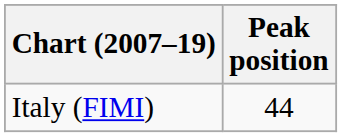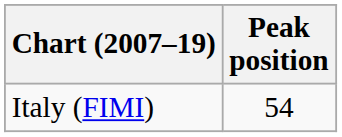(279, 107) 44 -> (279, 107) 54
